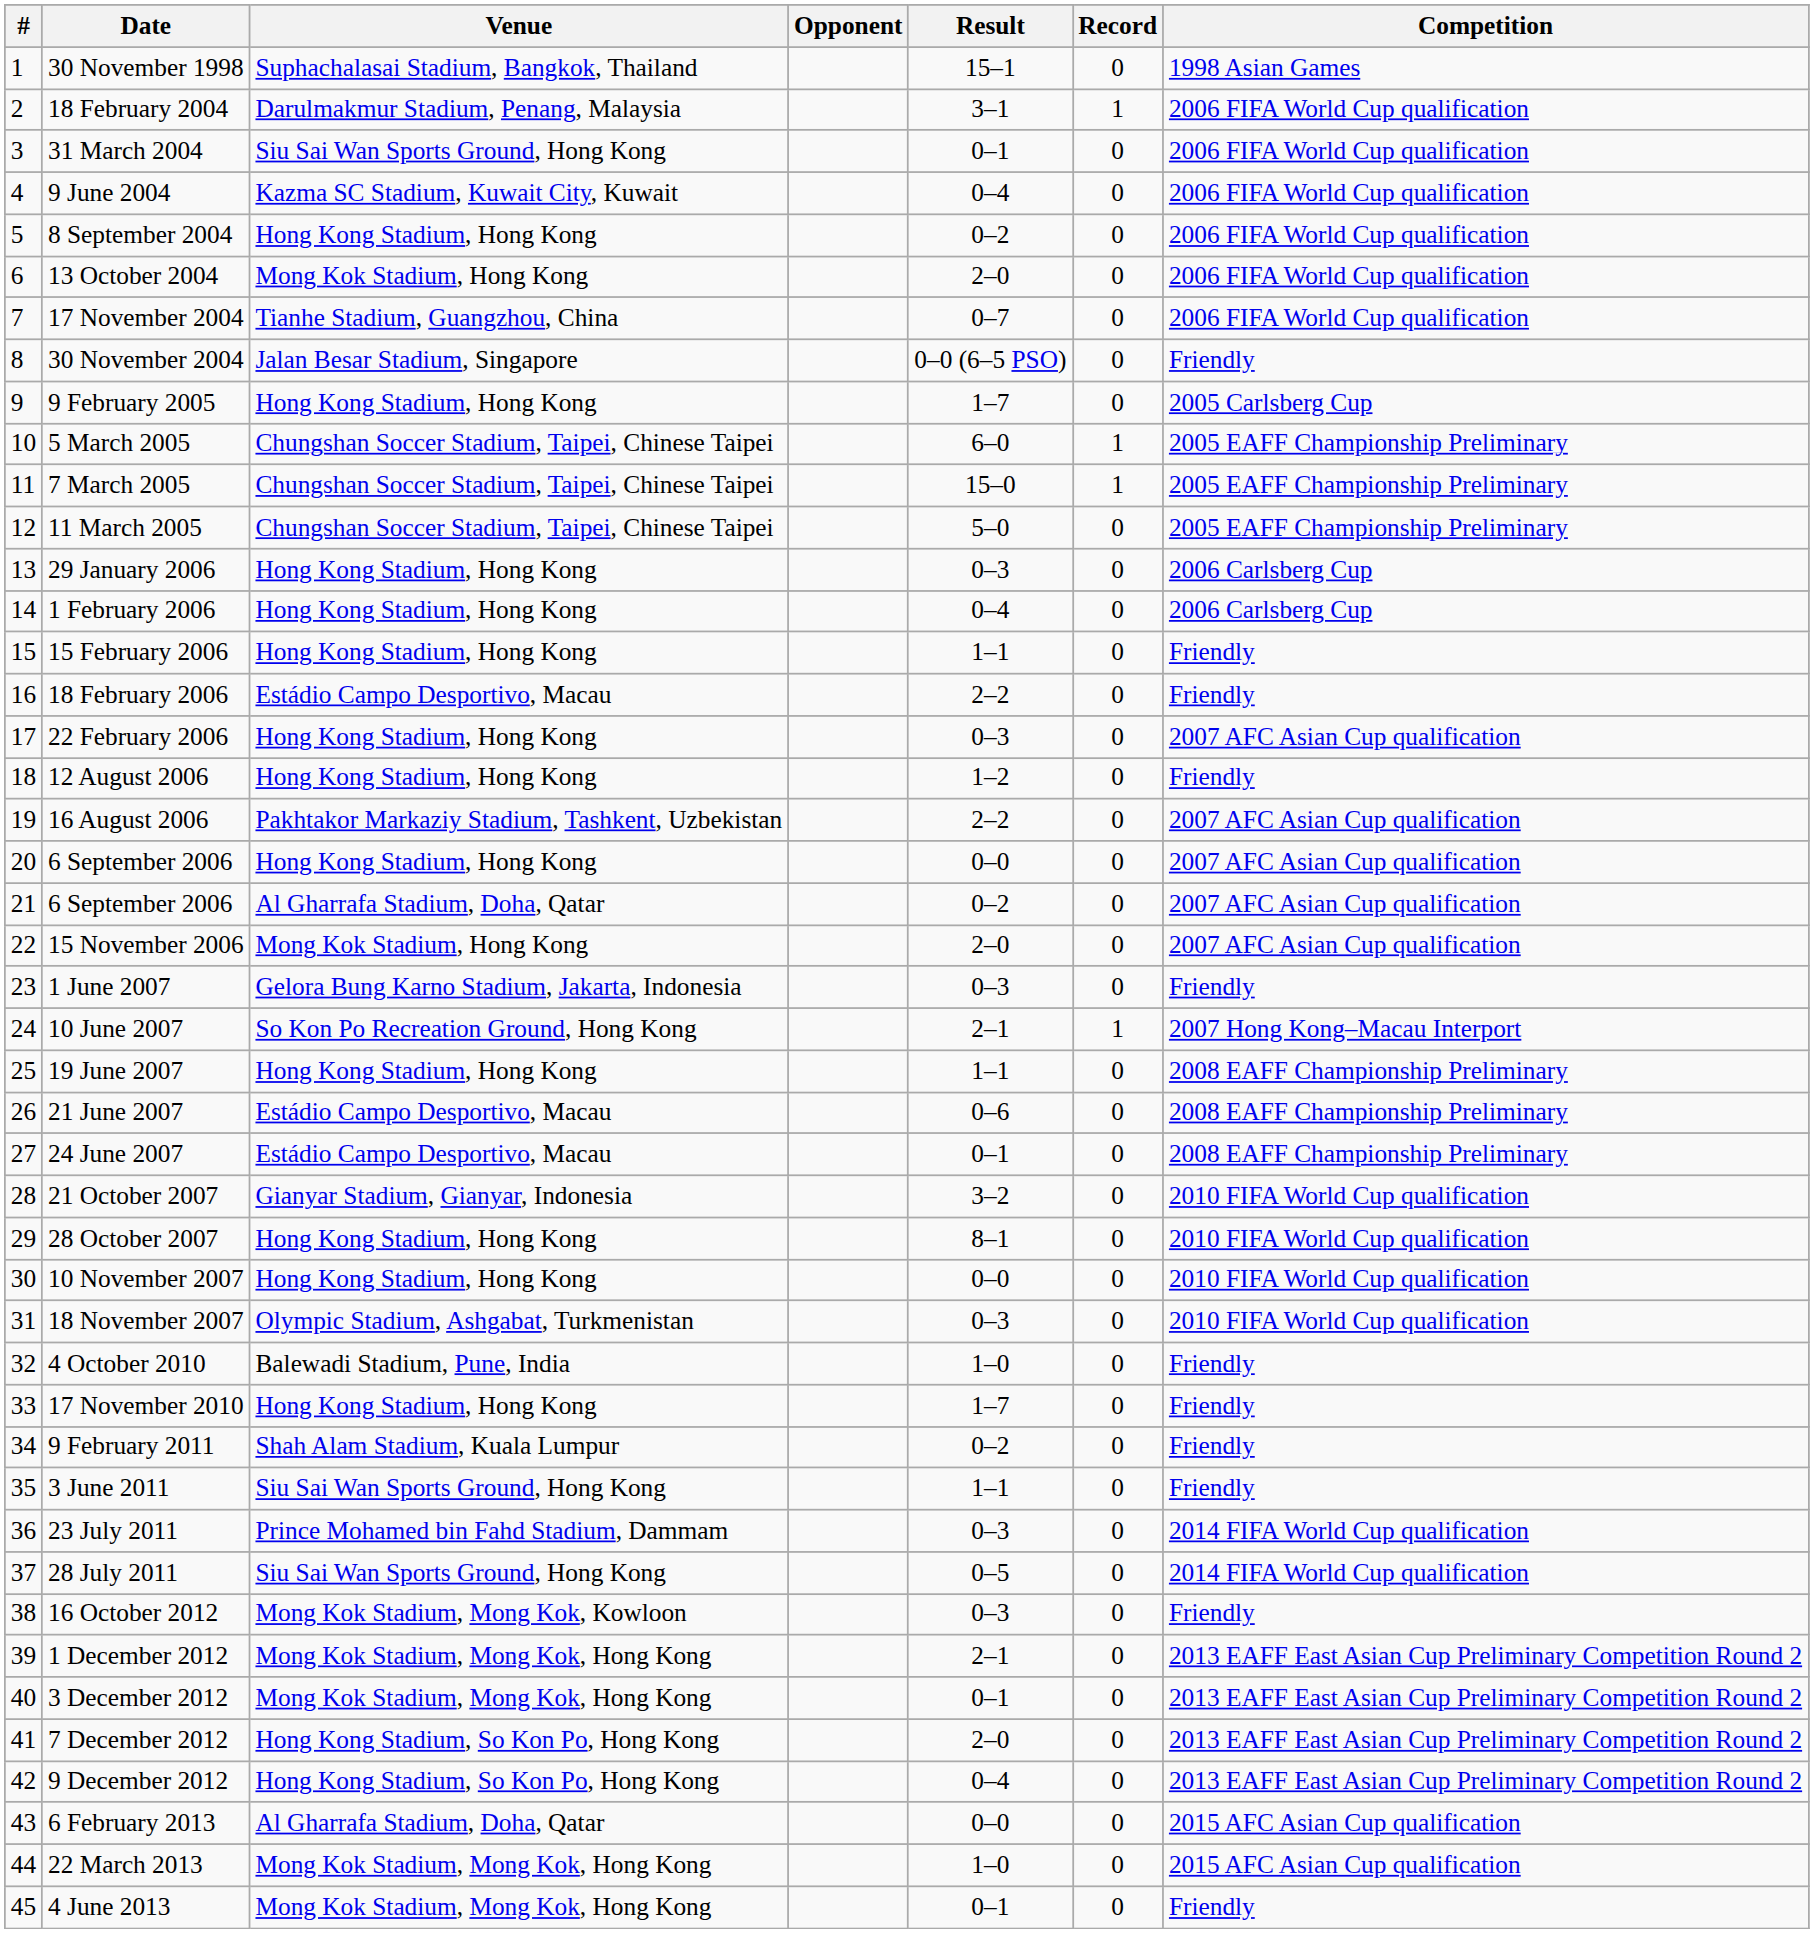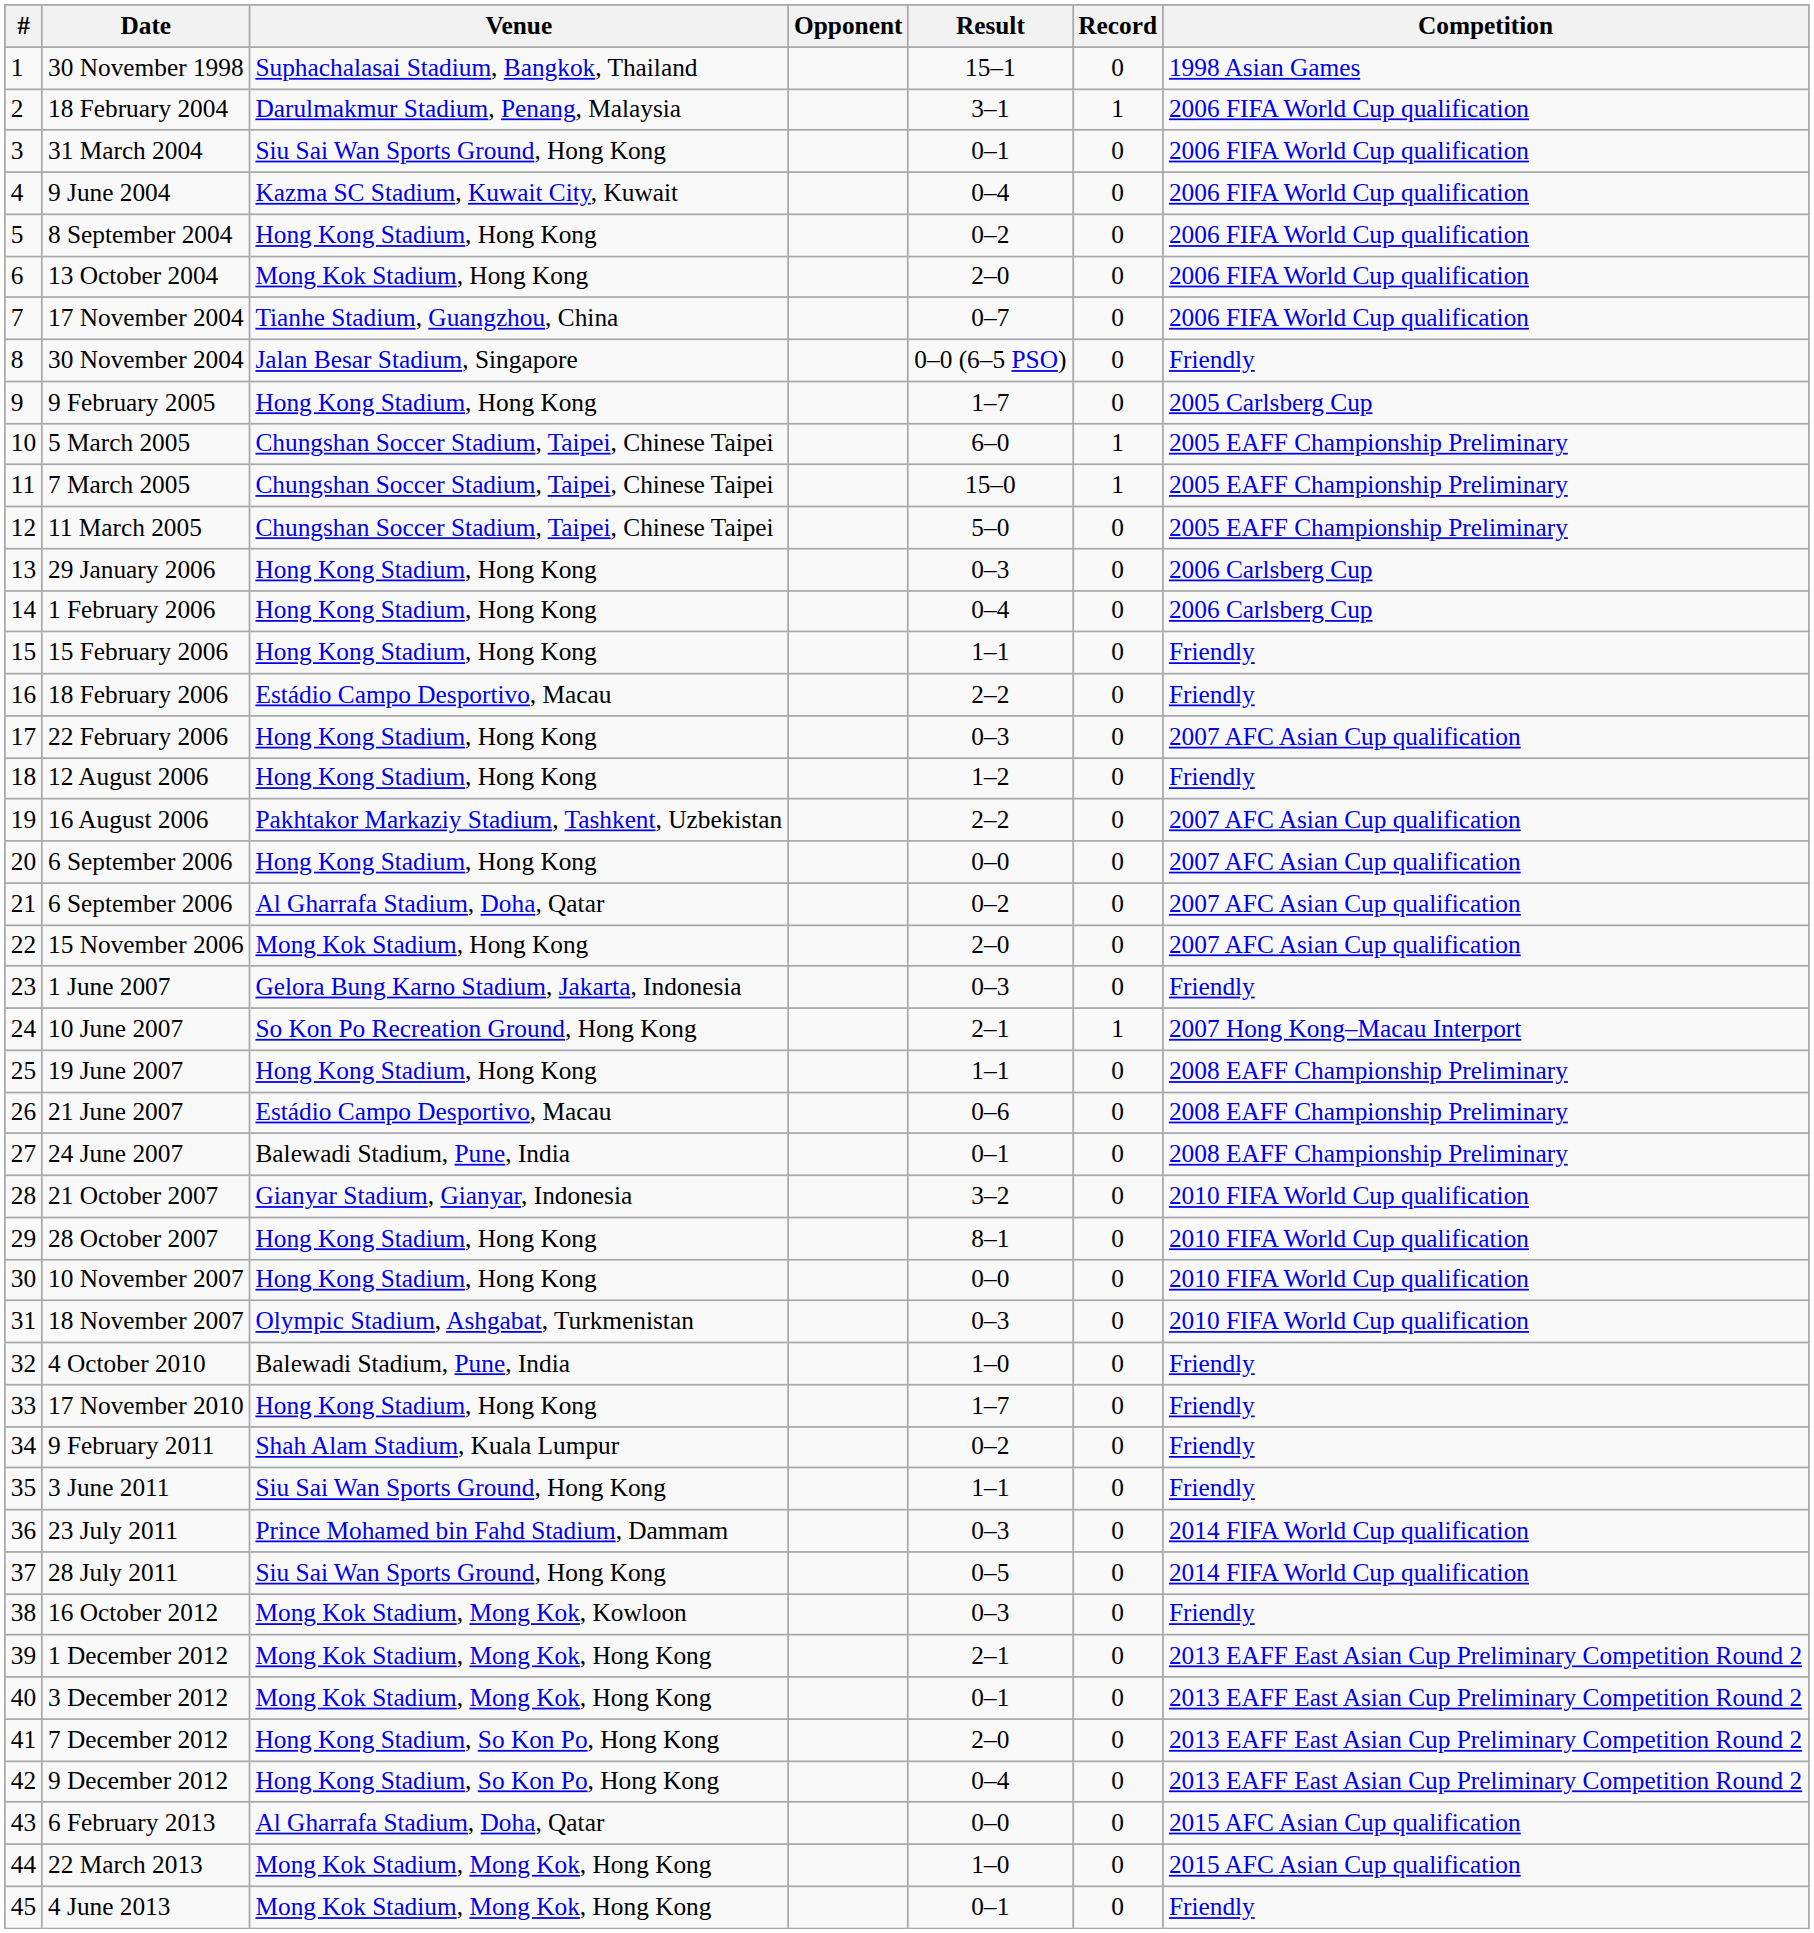(433, 1154) Estádio Campo Desportivo, Macau -> (413, 1154) Balewadi Stadium, Pune, India
